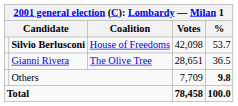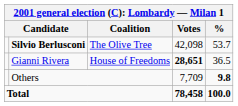(130, 45) House of Freedoms -> (121, 45) The Olive Tree
(121, 61) The Olive Tree -> (130, 61) House of Freedoms
(189, 61) normal -> (189, 61) bold
